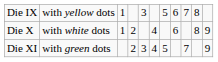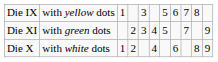rows swapped: (20, 30) <-> (22, 48)
